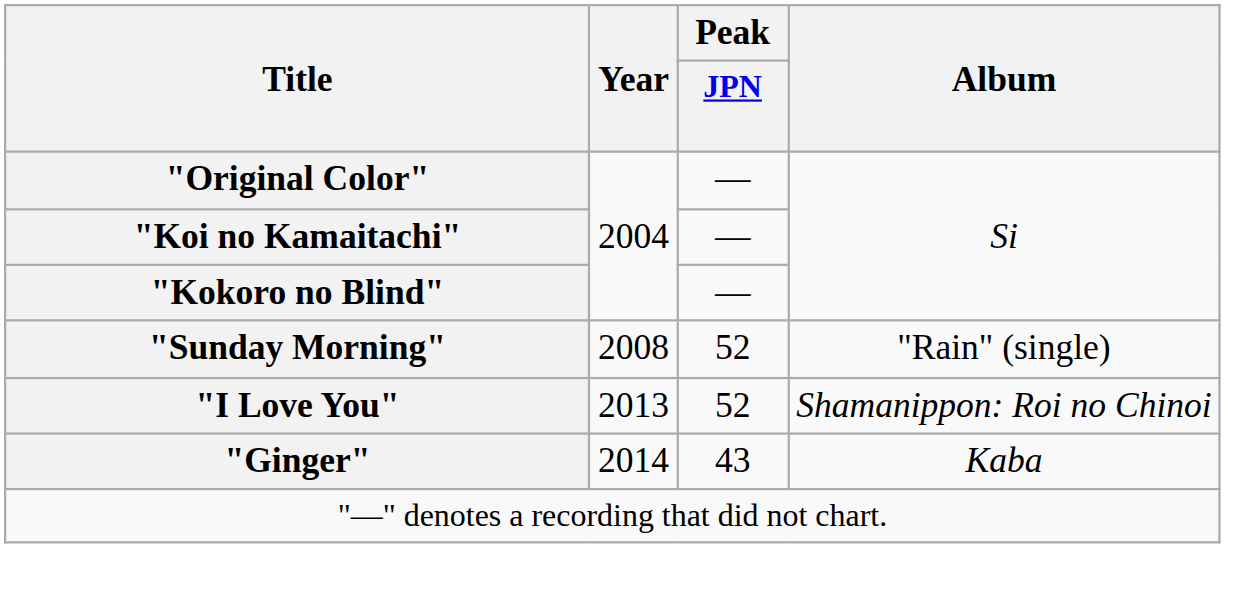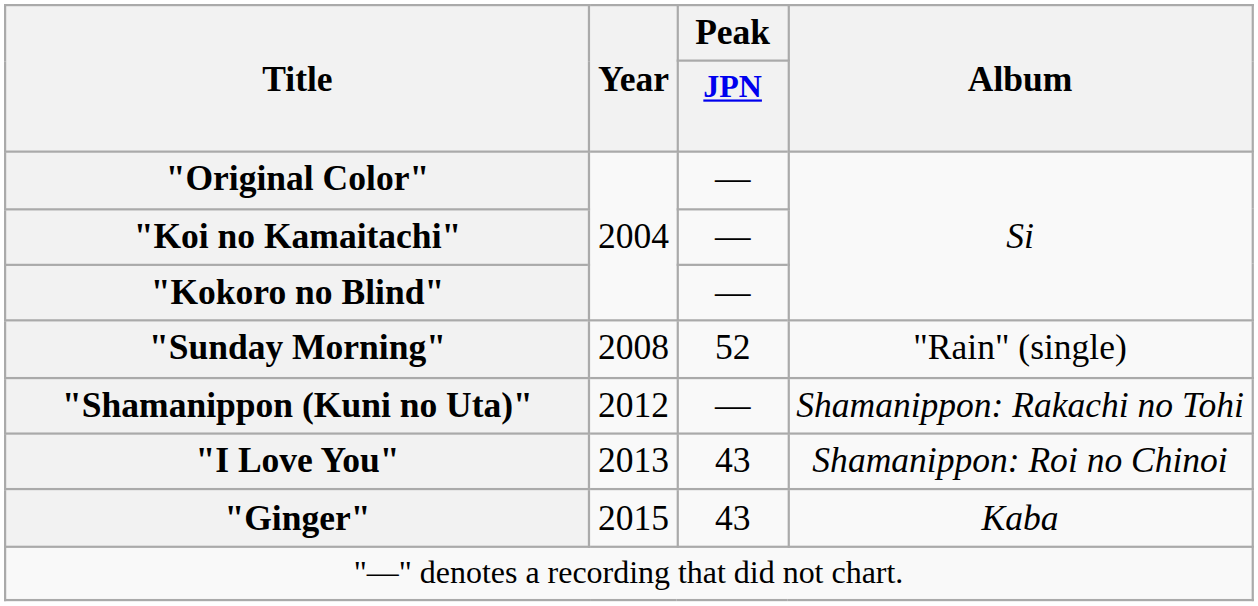+ row: (297, 404)
(733, 404) 52 -> (733, 461) 43
(634, 461) 2014 -> (634, 517) 2015
